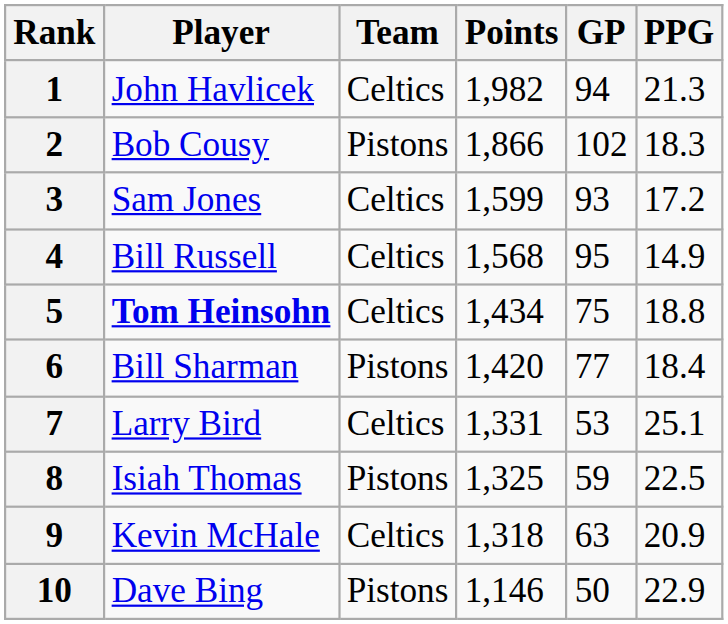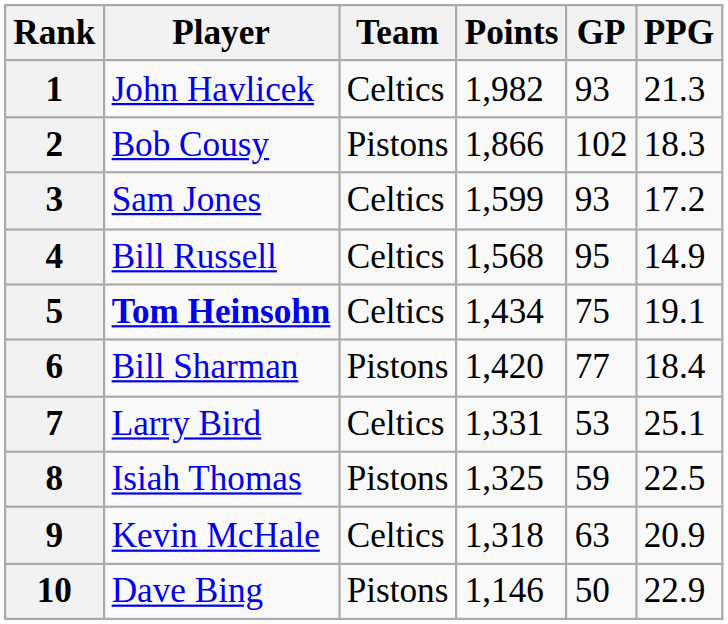(592, 88) 94 -> (592, 88) 93
(675, 311) 18.8 -> (675, 311) 19.1
